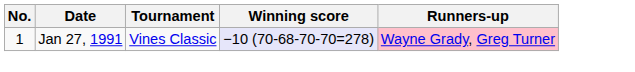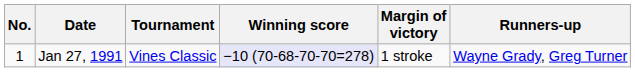+ column: (414, 24)
(468, 39) pink background -> (540, 56) no background
